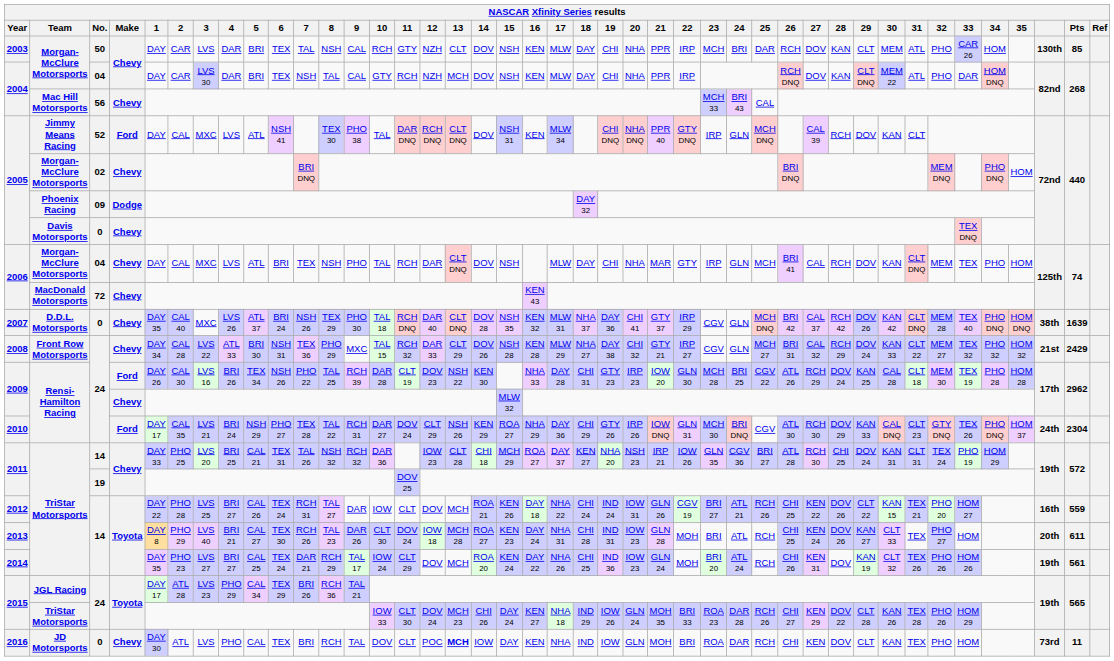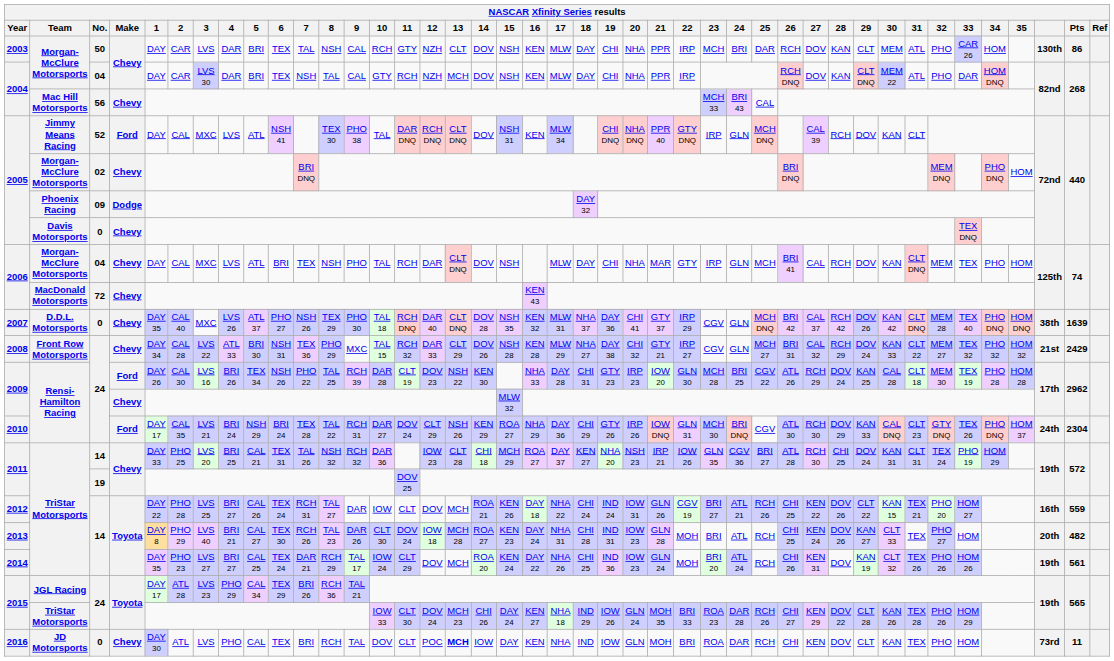(1077, 49) 85 -> (1077, 49) 86
(281, 322) BRI 24 -> (281, 322) PHO 27
(281, 429) PHO 27 -> (281, 429) BRI 24
(1077, 536) 611 -> (1077, 536) 482
